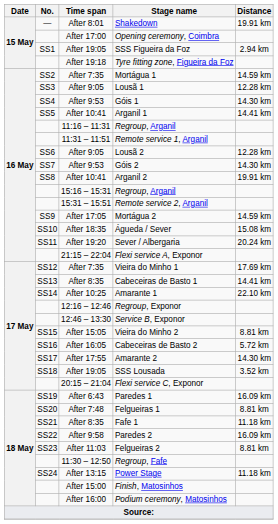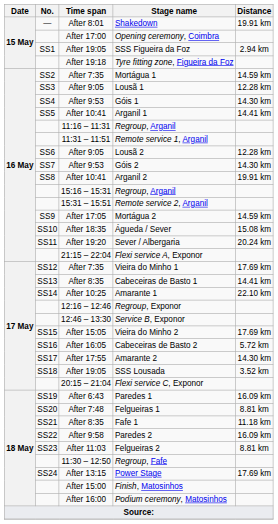(254, 332) 8.81 km -> (254, 332) 17.69 km
(254, 473) 11.18 km -> (254, 473) 17.69 km
